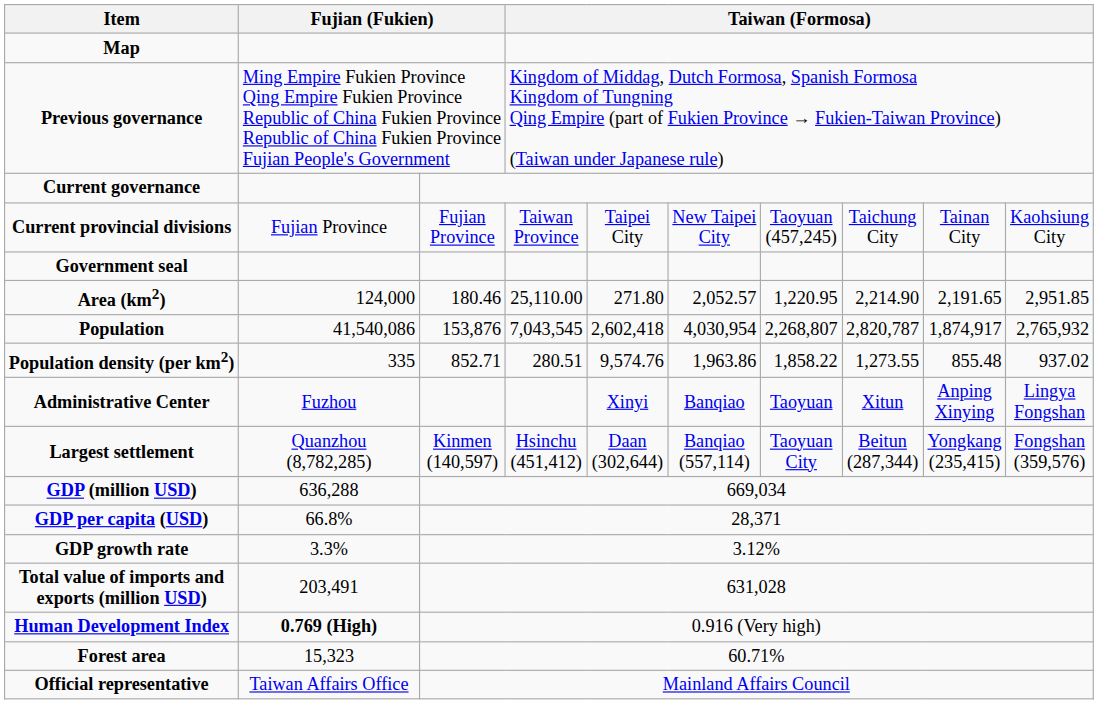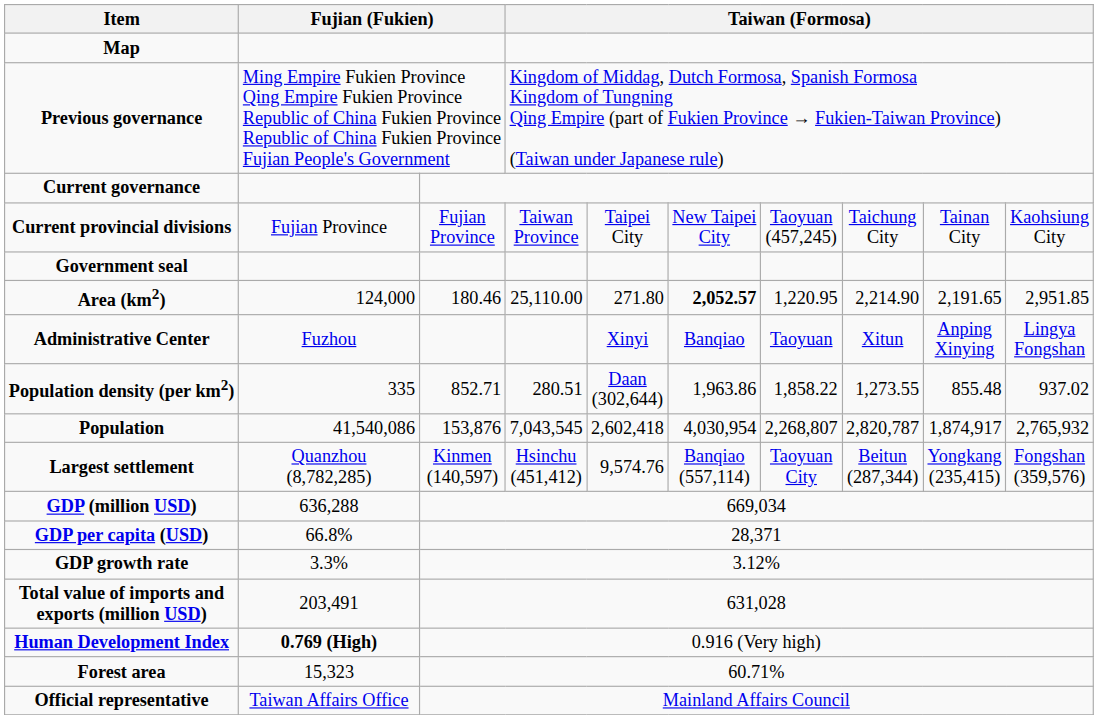(724, 297) normal -> (724, 297) bold
rows swapped: (122, 328) <-> (122, 402)
(632, 360) 9,574.76 -> (627, 388) Daan (302,644)
(627, 451) Daan (302,644) -> (632, 467) 9,574.76
